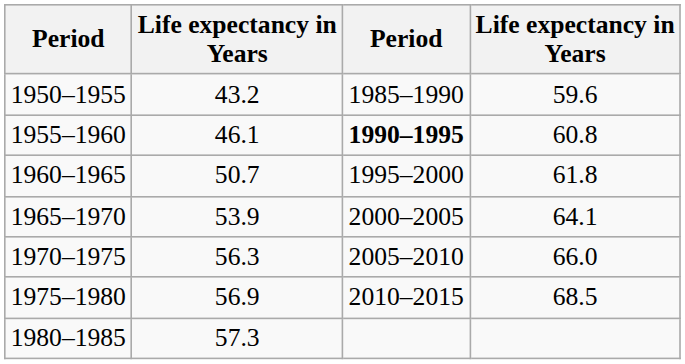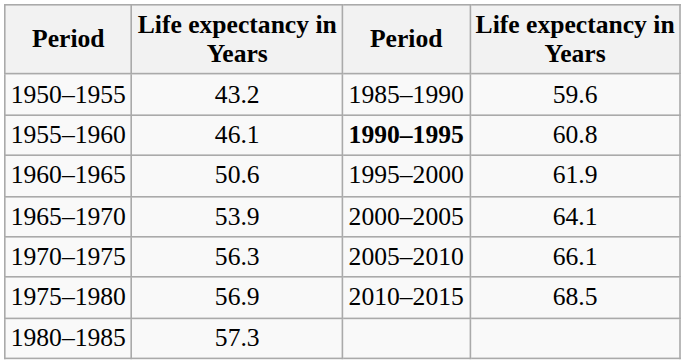(237, 175) 50.7 -> (237, 175) 50.6
(575, 175) 61.8 -> (575, 175) 61.9
(575, 256) 66.0 -> (575, 256) 66.1
